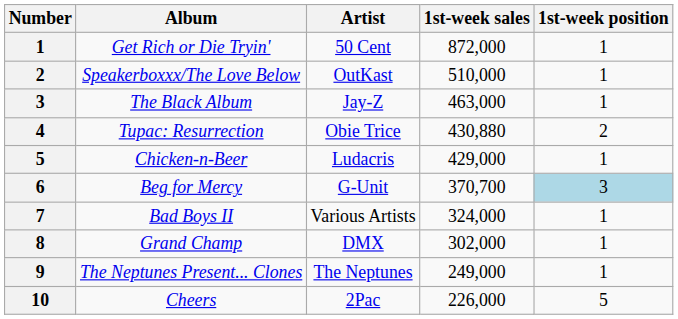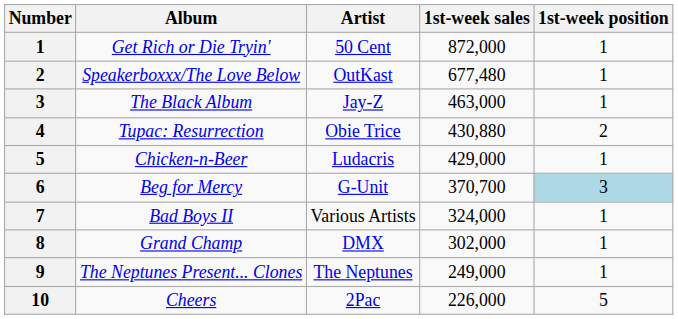(477, 74) 510,000 -> (477, 74) 677,480
